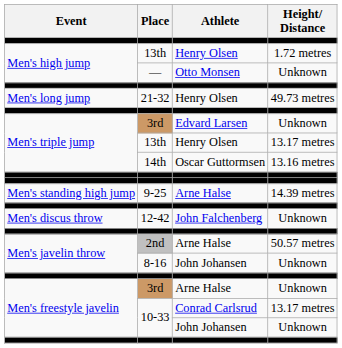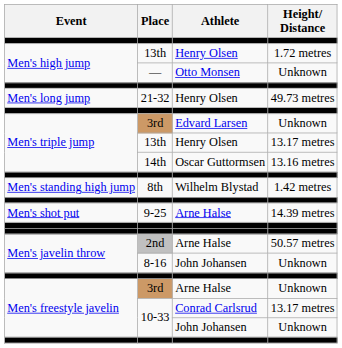+ row: (155, 187)
(71, 193) Men's standing high jump -> (43, 212) Men's shot put
- row: (155, 218)
